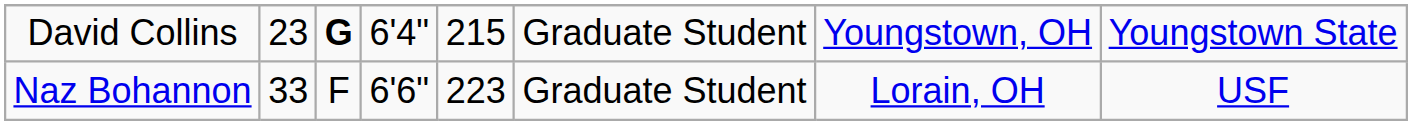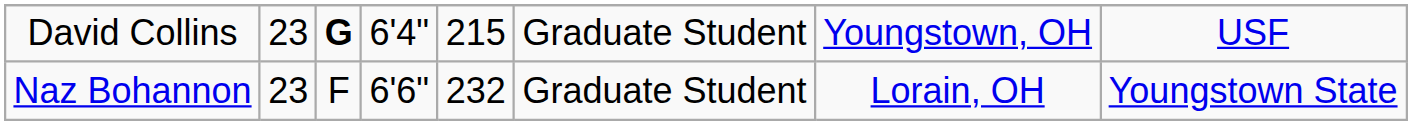(1253, 33) Youngstown State -> (1253, 33) USF
(288, 90) 33 -> (288, 90) 23
(476, 90) 223 -> (476, 90) 232
(1253, 90) USF -> (1253, 90) Youngstown State
